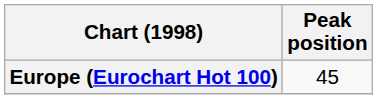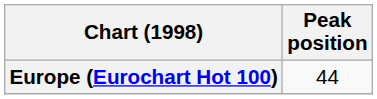(327, 76) 45 -> (327, 76) 44
